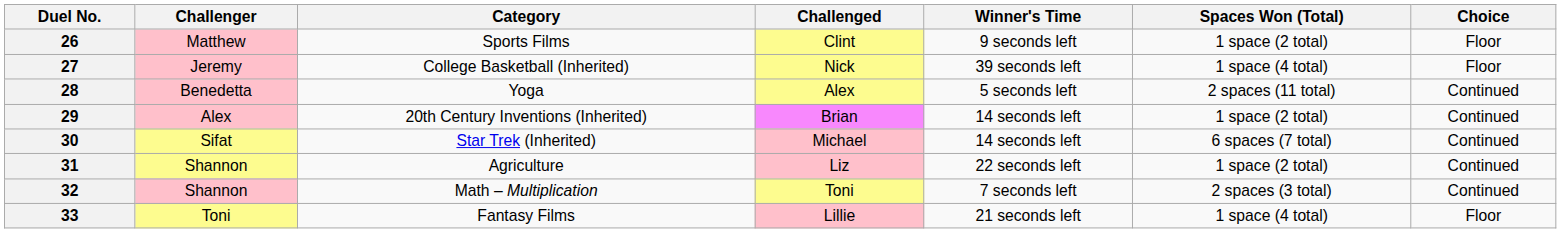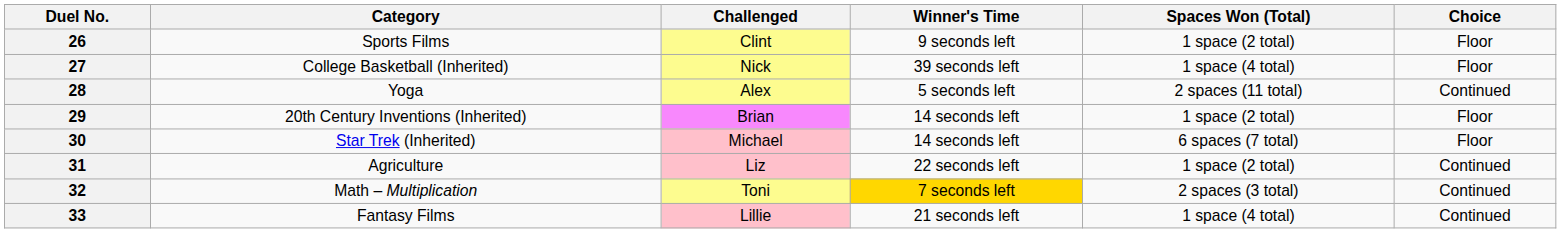- column: (216, 16)
(1483, 116) Continued -> (1475, 116) Floor
(1483, 141) Continued -> (1475, 141) Floor
(1028, 191) no background -> (966, 191) gold background
(1483, 215) Floor -> (1475, 215) Continued
